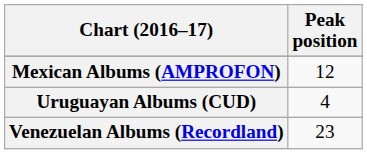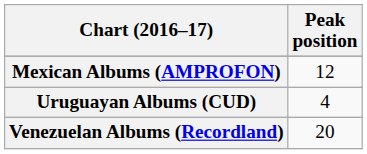(325, 132) 23 -> (325, 132) 20
